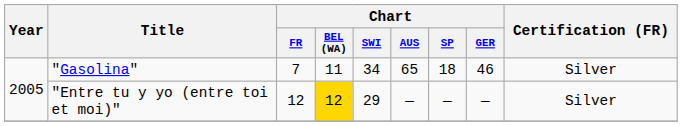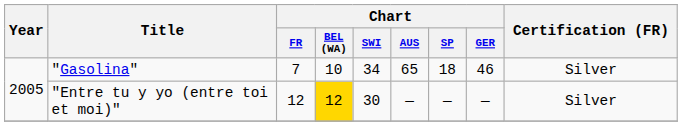(334, 70) 11 -> (334, 70) 10
(372, 102) 29 -> (372, 102) 30
